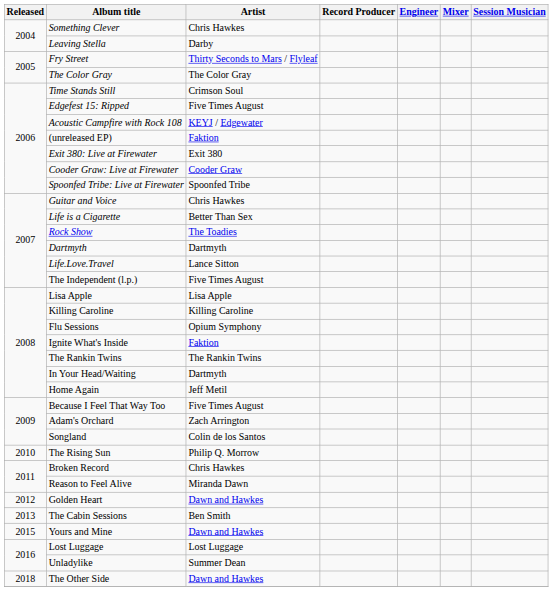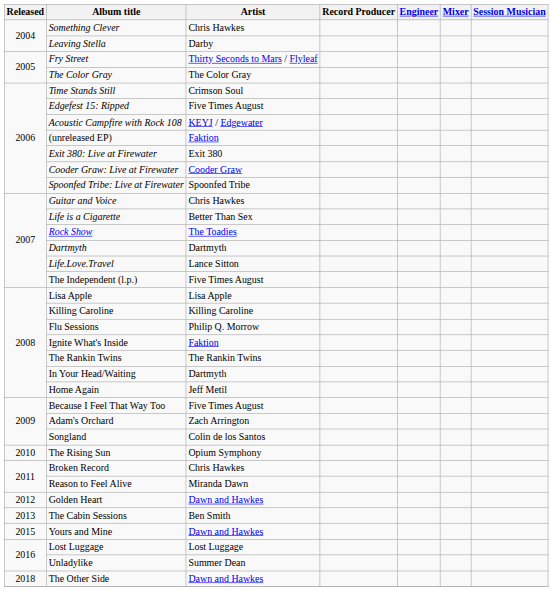(225, 327) Opium Symphony -> (224, 327) Philip Q. Morrow
(224, 452) Philip Q. Morrow -> (225, 452) Opium Symphony
